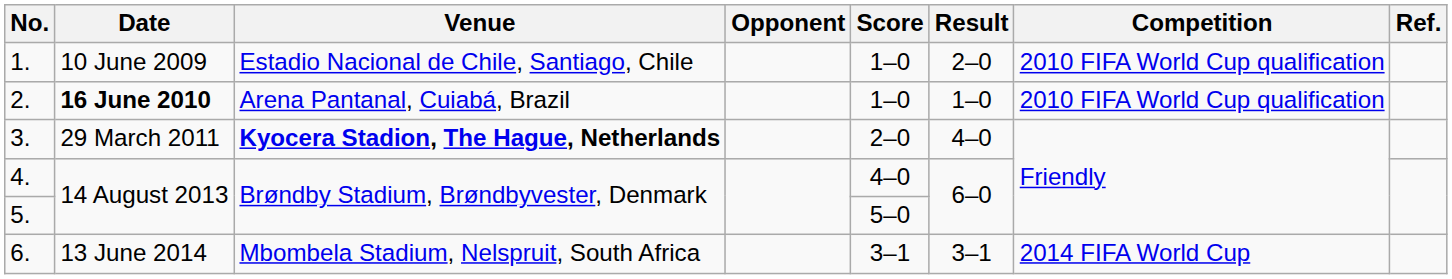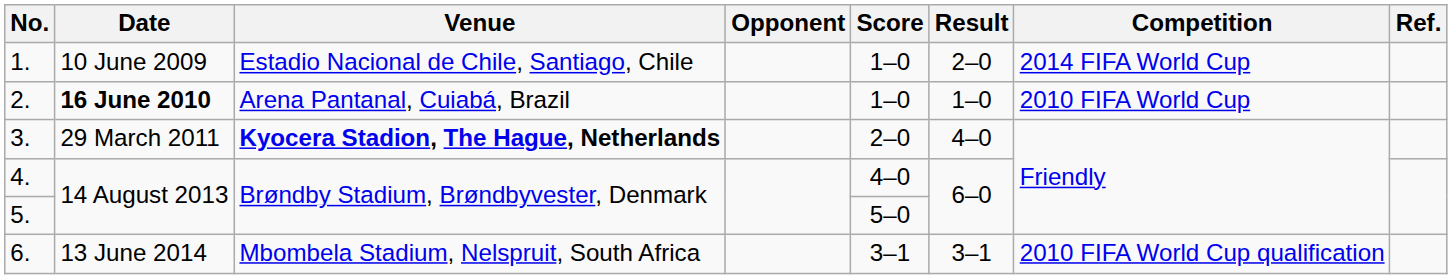(1202, 61) 2010 FIFA World Cup qualification -> (1135, 61) 2014 FIFA World Cup
(1202, 100) 2010 FIFA World Cup qualification -> (1135, 100) 2010 FIFA World Cup
(1135, 253) 2014 FIFA World Cup -> (1202, 253) 2010 FIFA World Cup qualification
